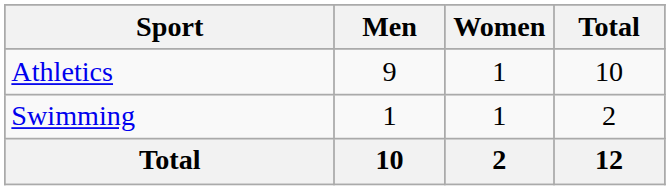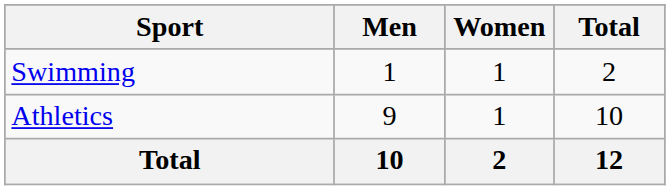rows swapped: (62, 71) <-> (73, 116)
